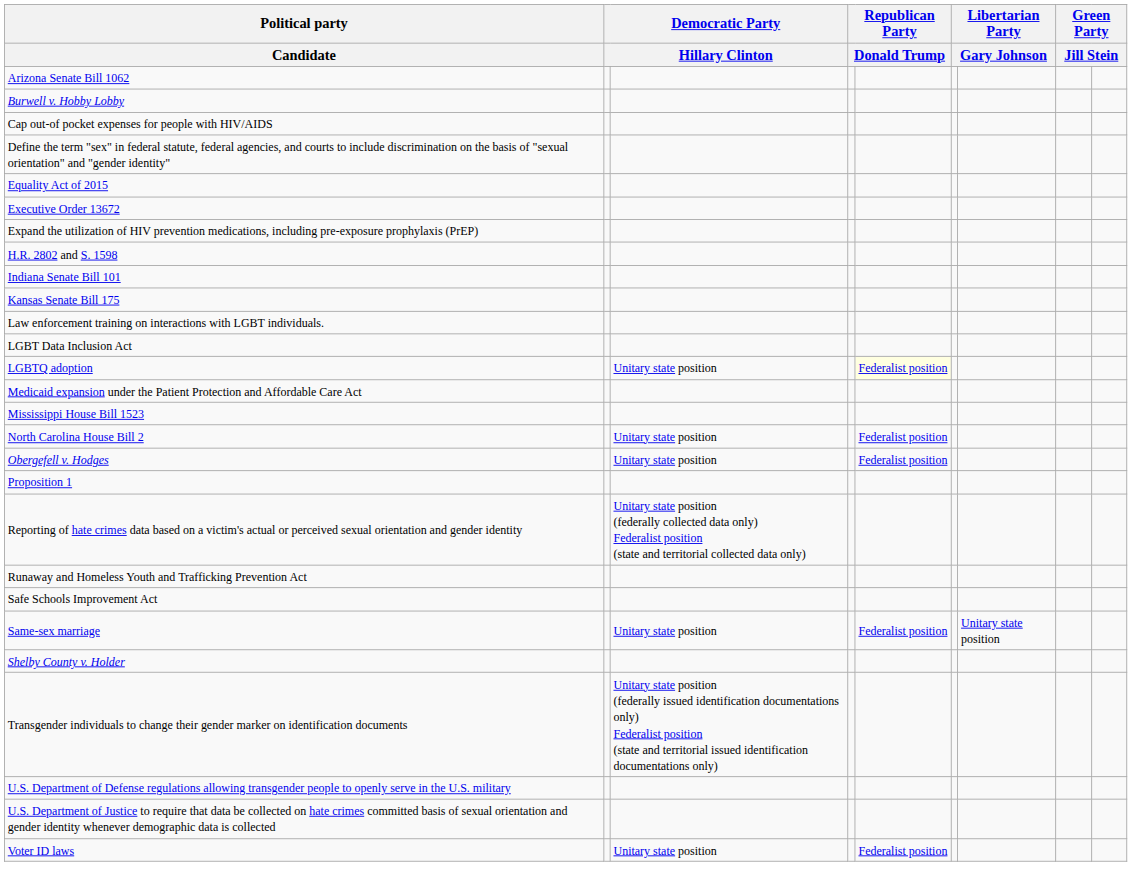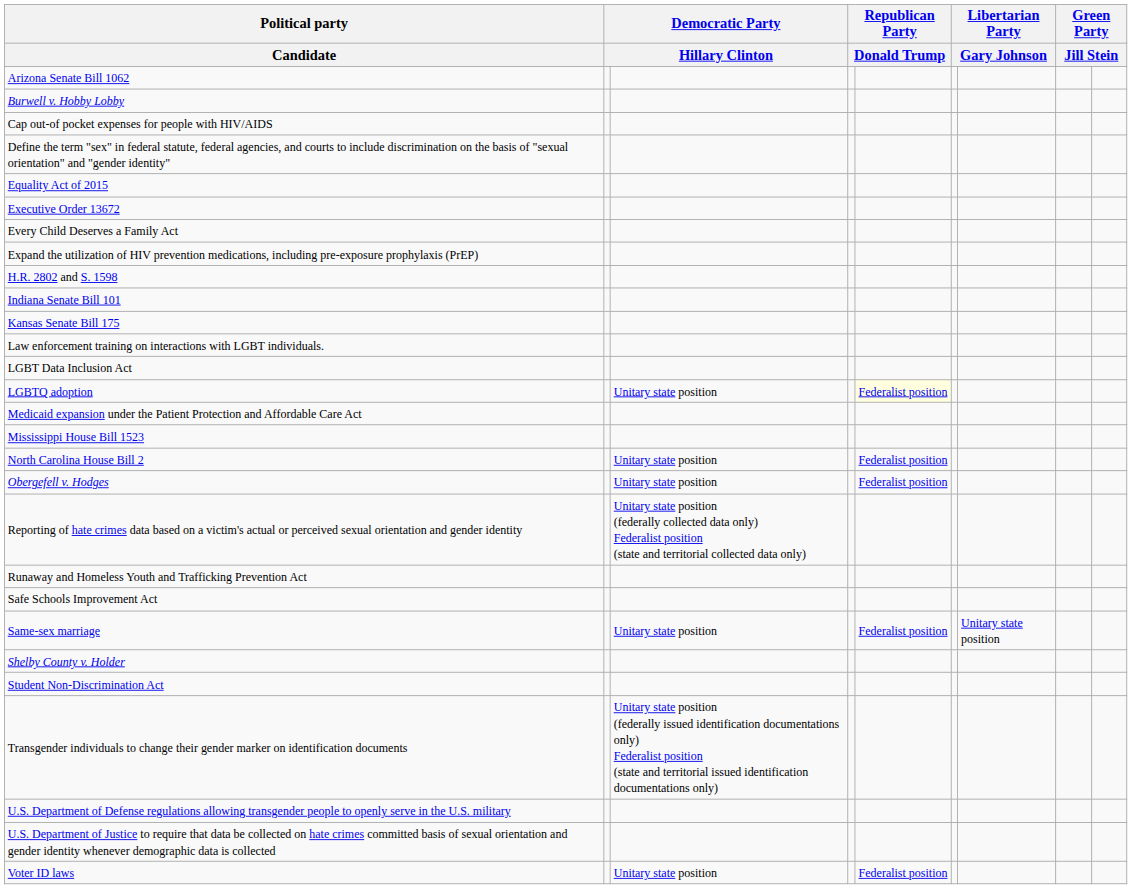+ row: (93, 231)
- row: (40, 483)
+ row: (86, 684)
